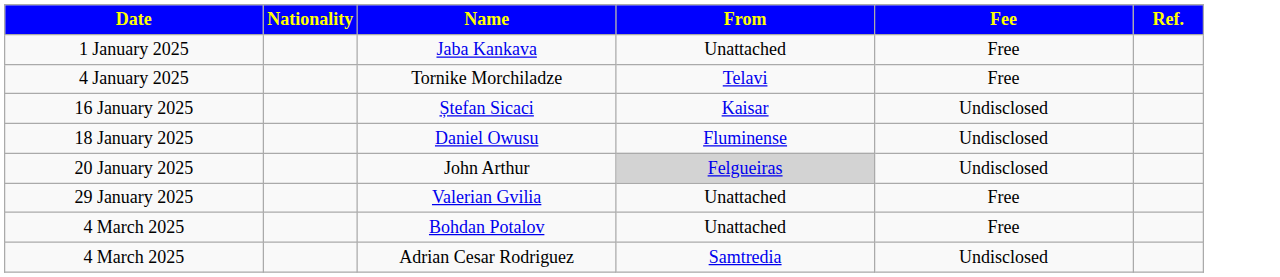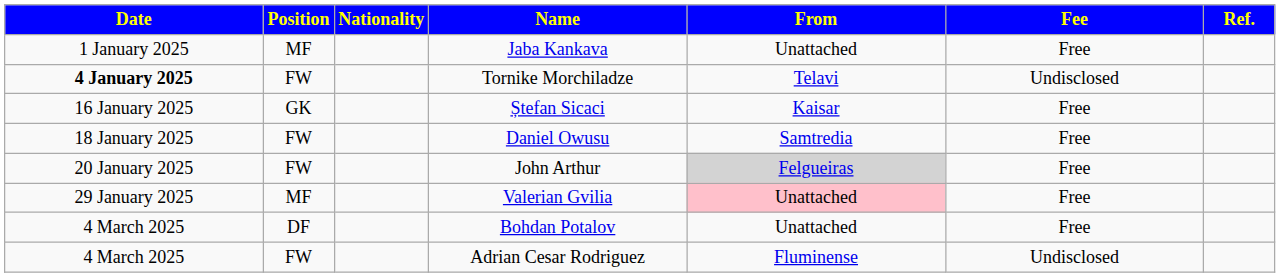+ column: (299, 19)
(134, 79) normal -> (134, 79) bold
(1004, 79) Free -> (1074, 79) Undisclosed
(1004, 108) Undisclosed -> (1074, 108) Free
(745, 138) Fluminense -> (816, 138) Samtredia
(1004, 138) Undisclosed -> (1074, 138) Free
(1004, 168) Undisclosed -> (1074, 168) Free
(745, 197) no background -> (816, 197) pink background
(745, 257) Samtredia -> (816, 257) Fluminense
